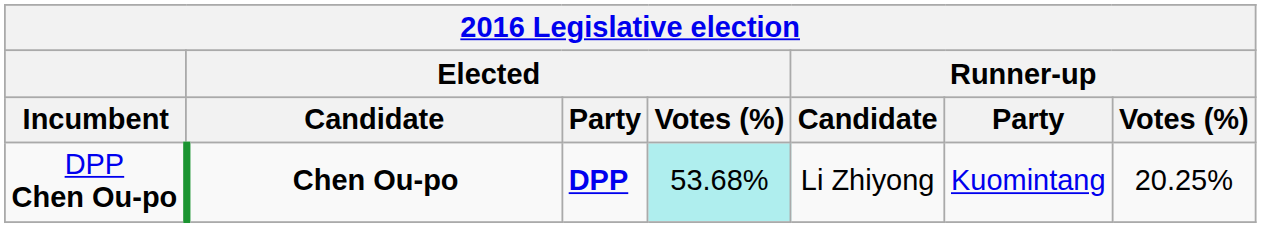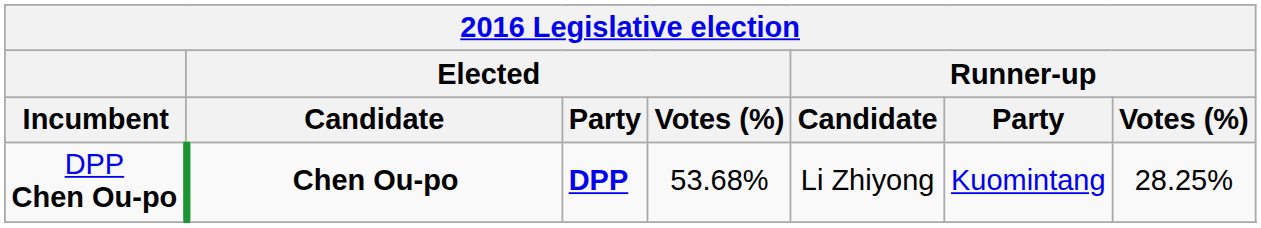(719, 181) paleturquoise background -> (719, 181) no background
(1184, 181) 20.25% -> (1184, 181) 28.25%
